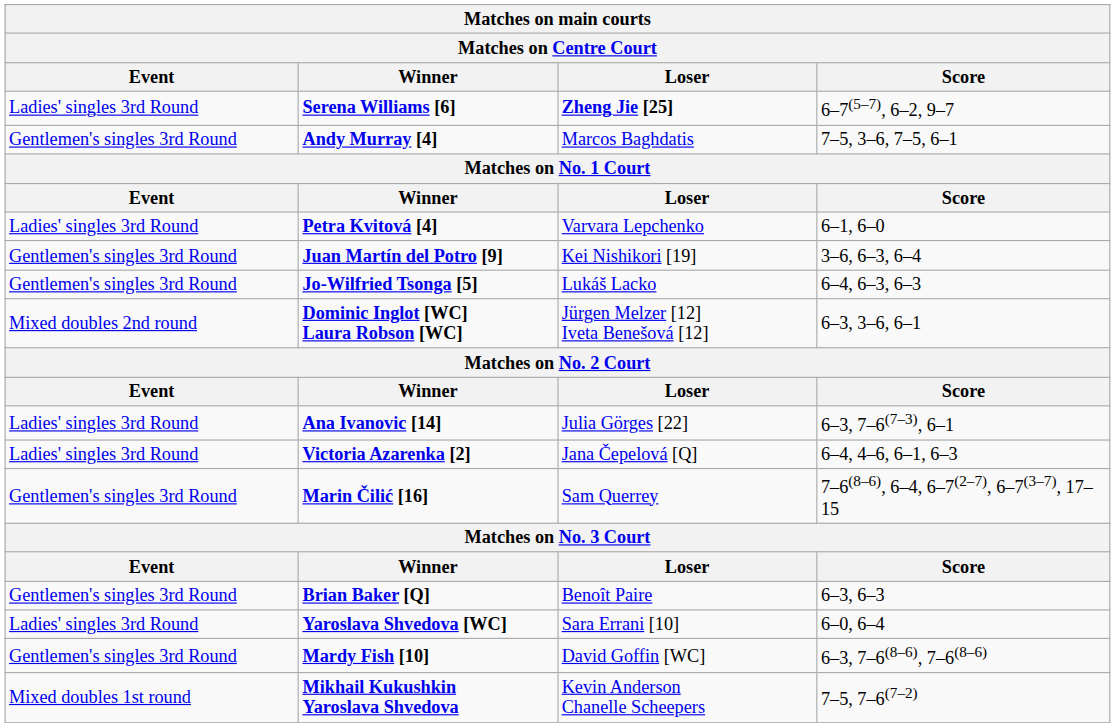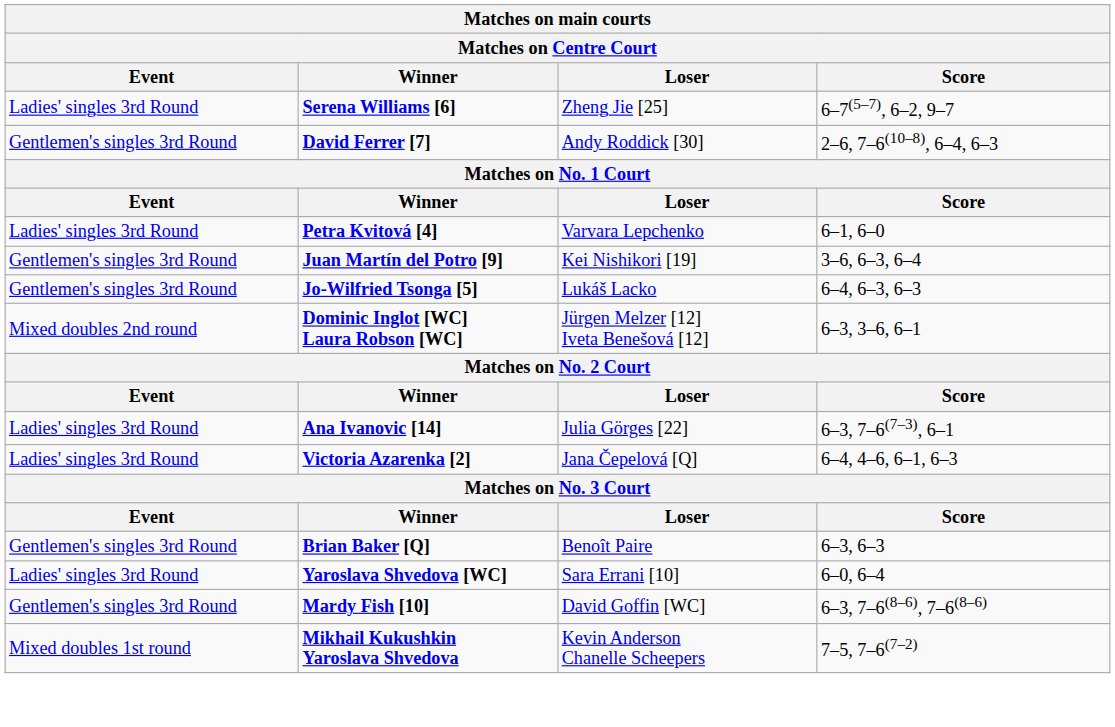(617, 108) bold -> (615, 108) normal
+ row: (366, 142)
- row: (370, 139)
- row: (365, 495)
